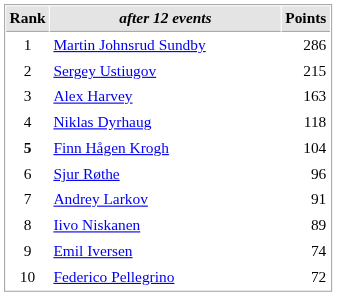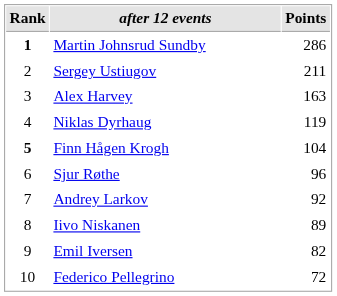(28, 45) normal -> (28, 45) bold
(315, 71) 215 -> (315, 71) 211
(315, 122) 118 -> (315, 122) 119
(319, 199) 91 -> (319, 199) 92
(319, 251) 74 -> (319, 251) 82
